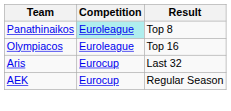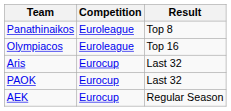(107, 30) paleturquoise background -> (107, 30) no background
+ row: (21, 81)
